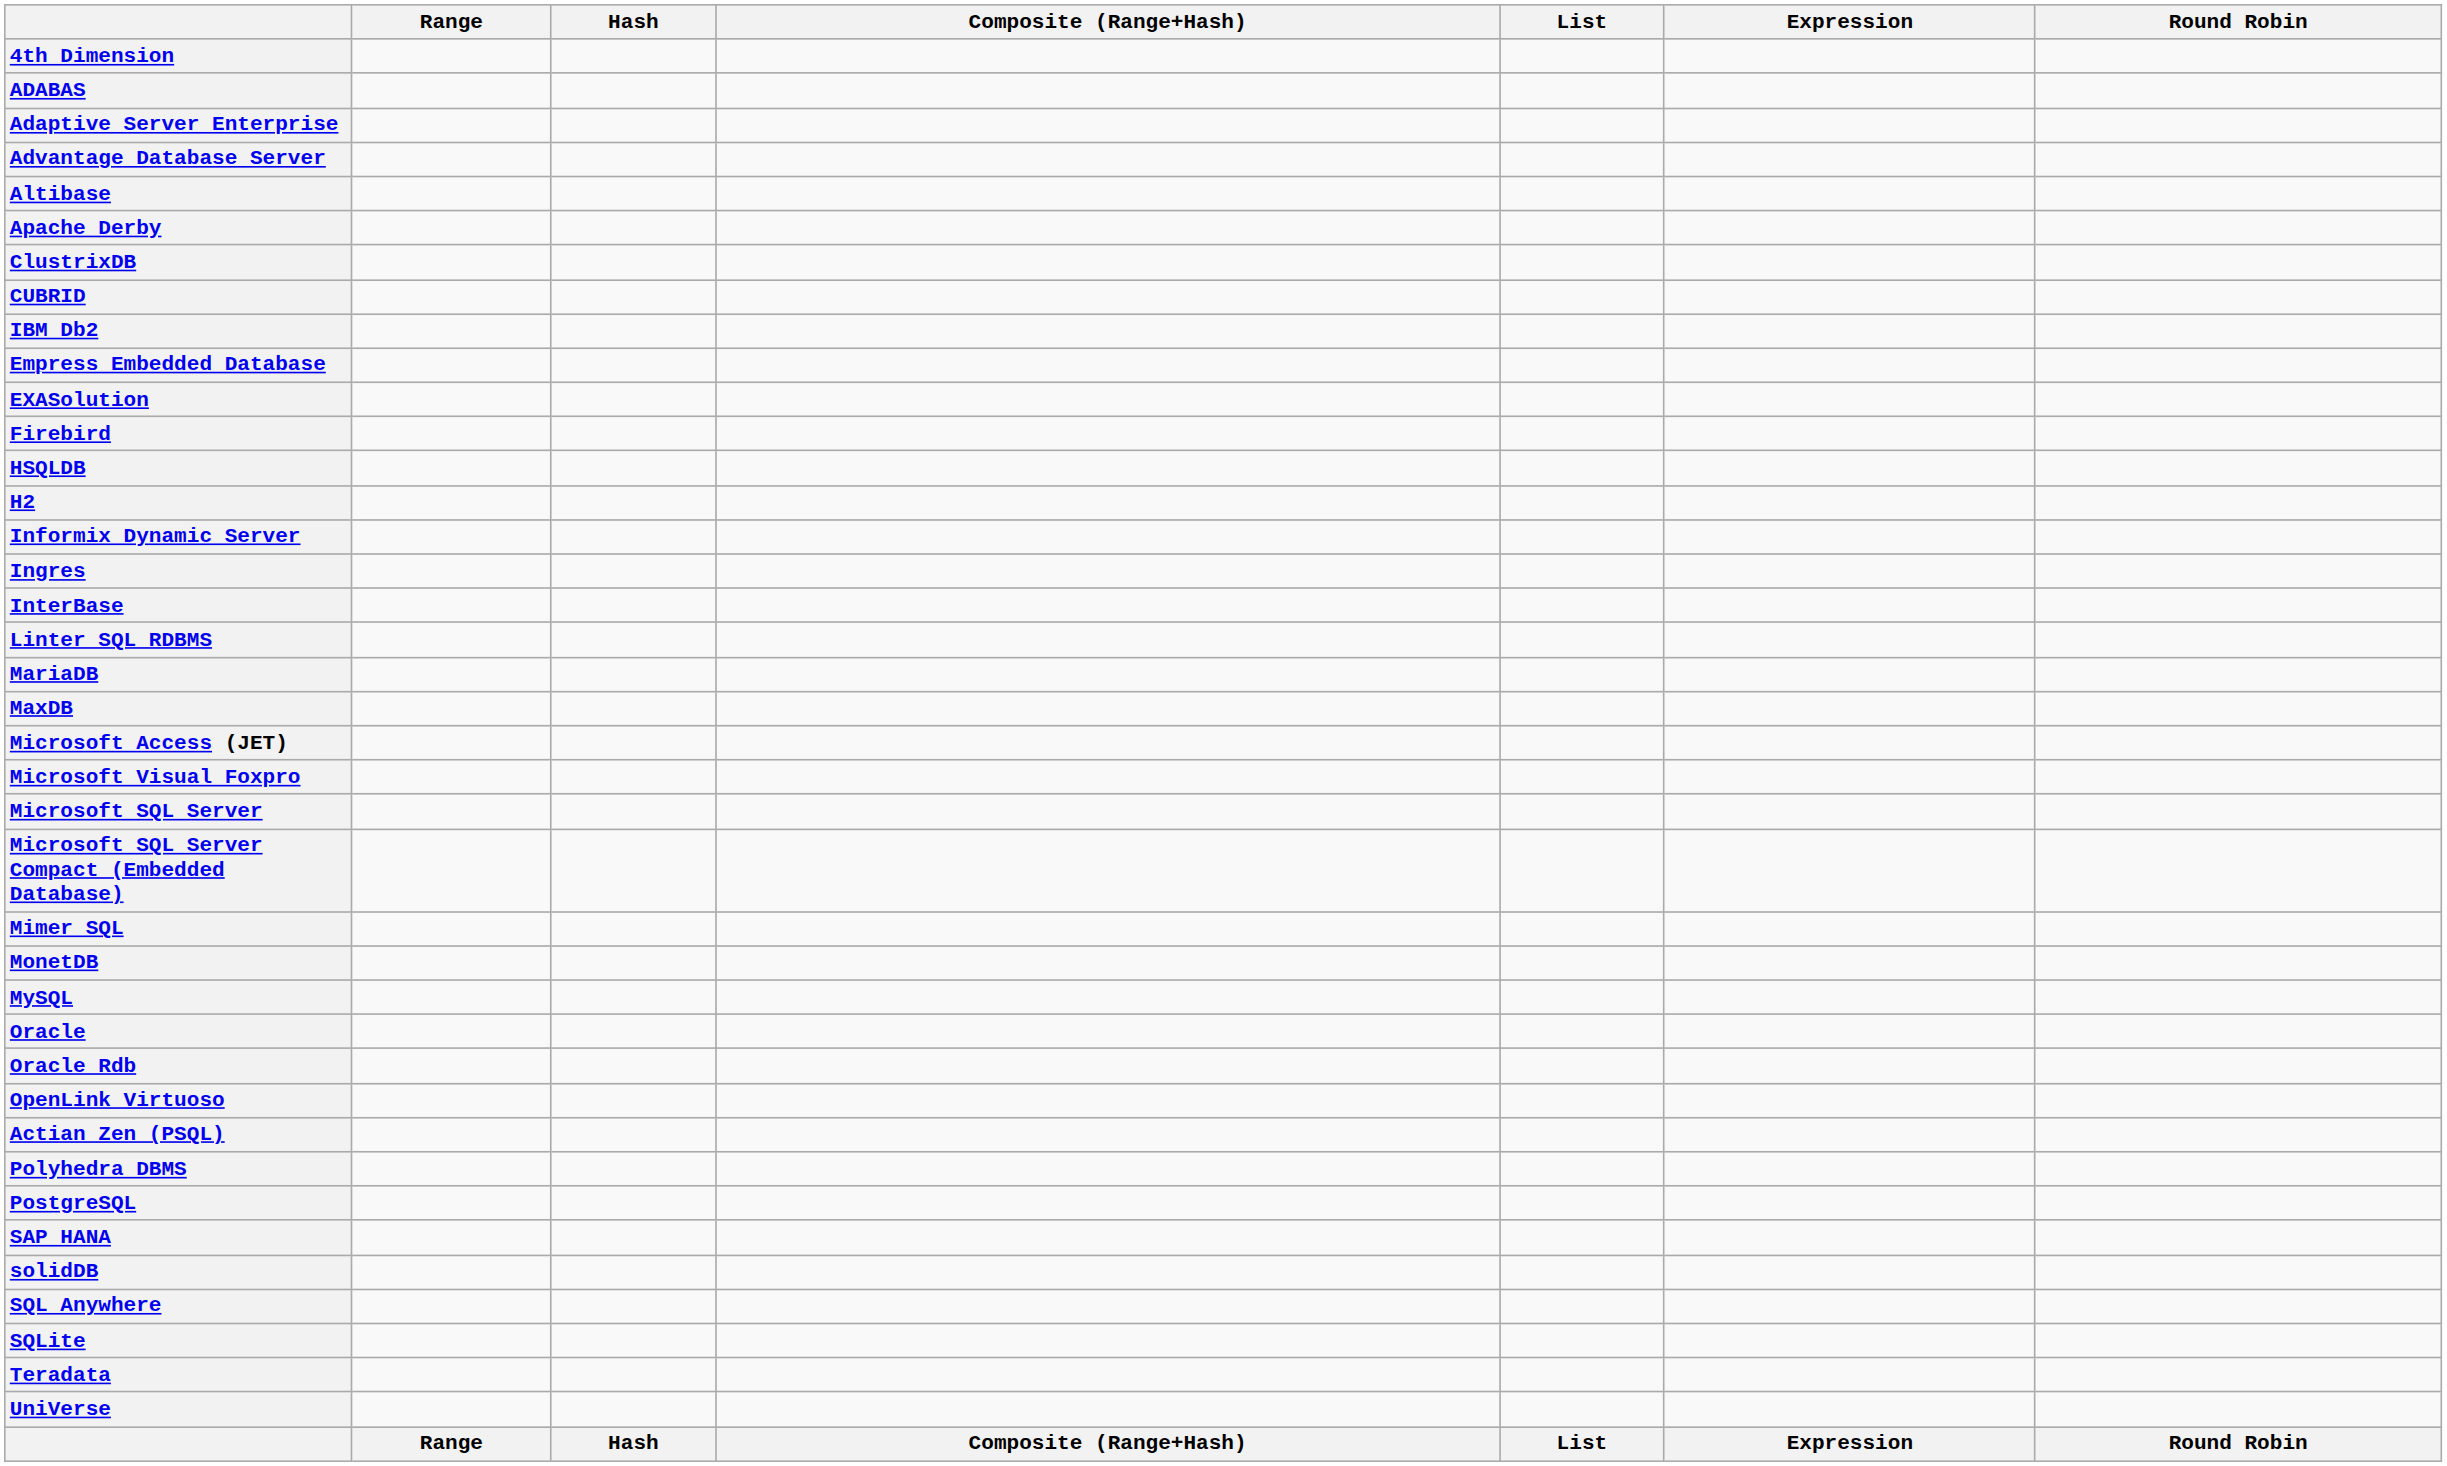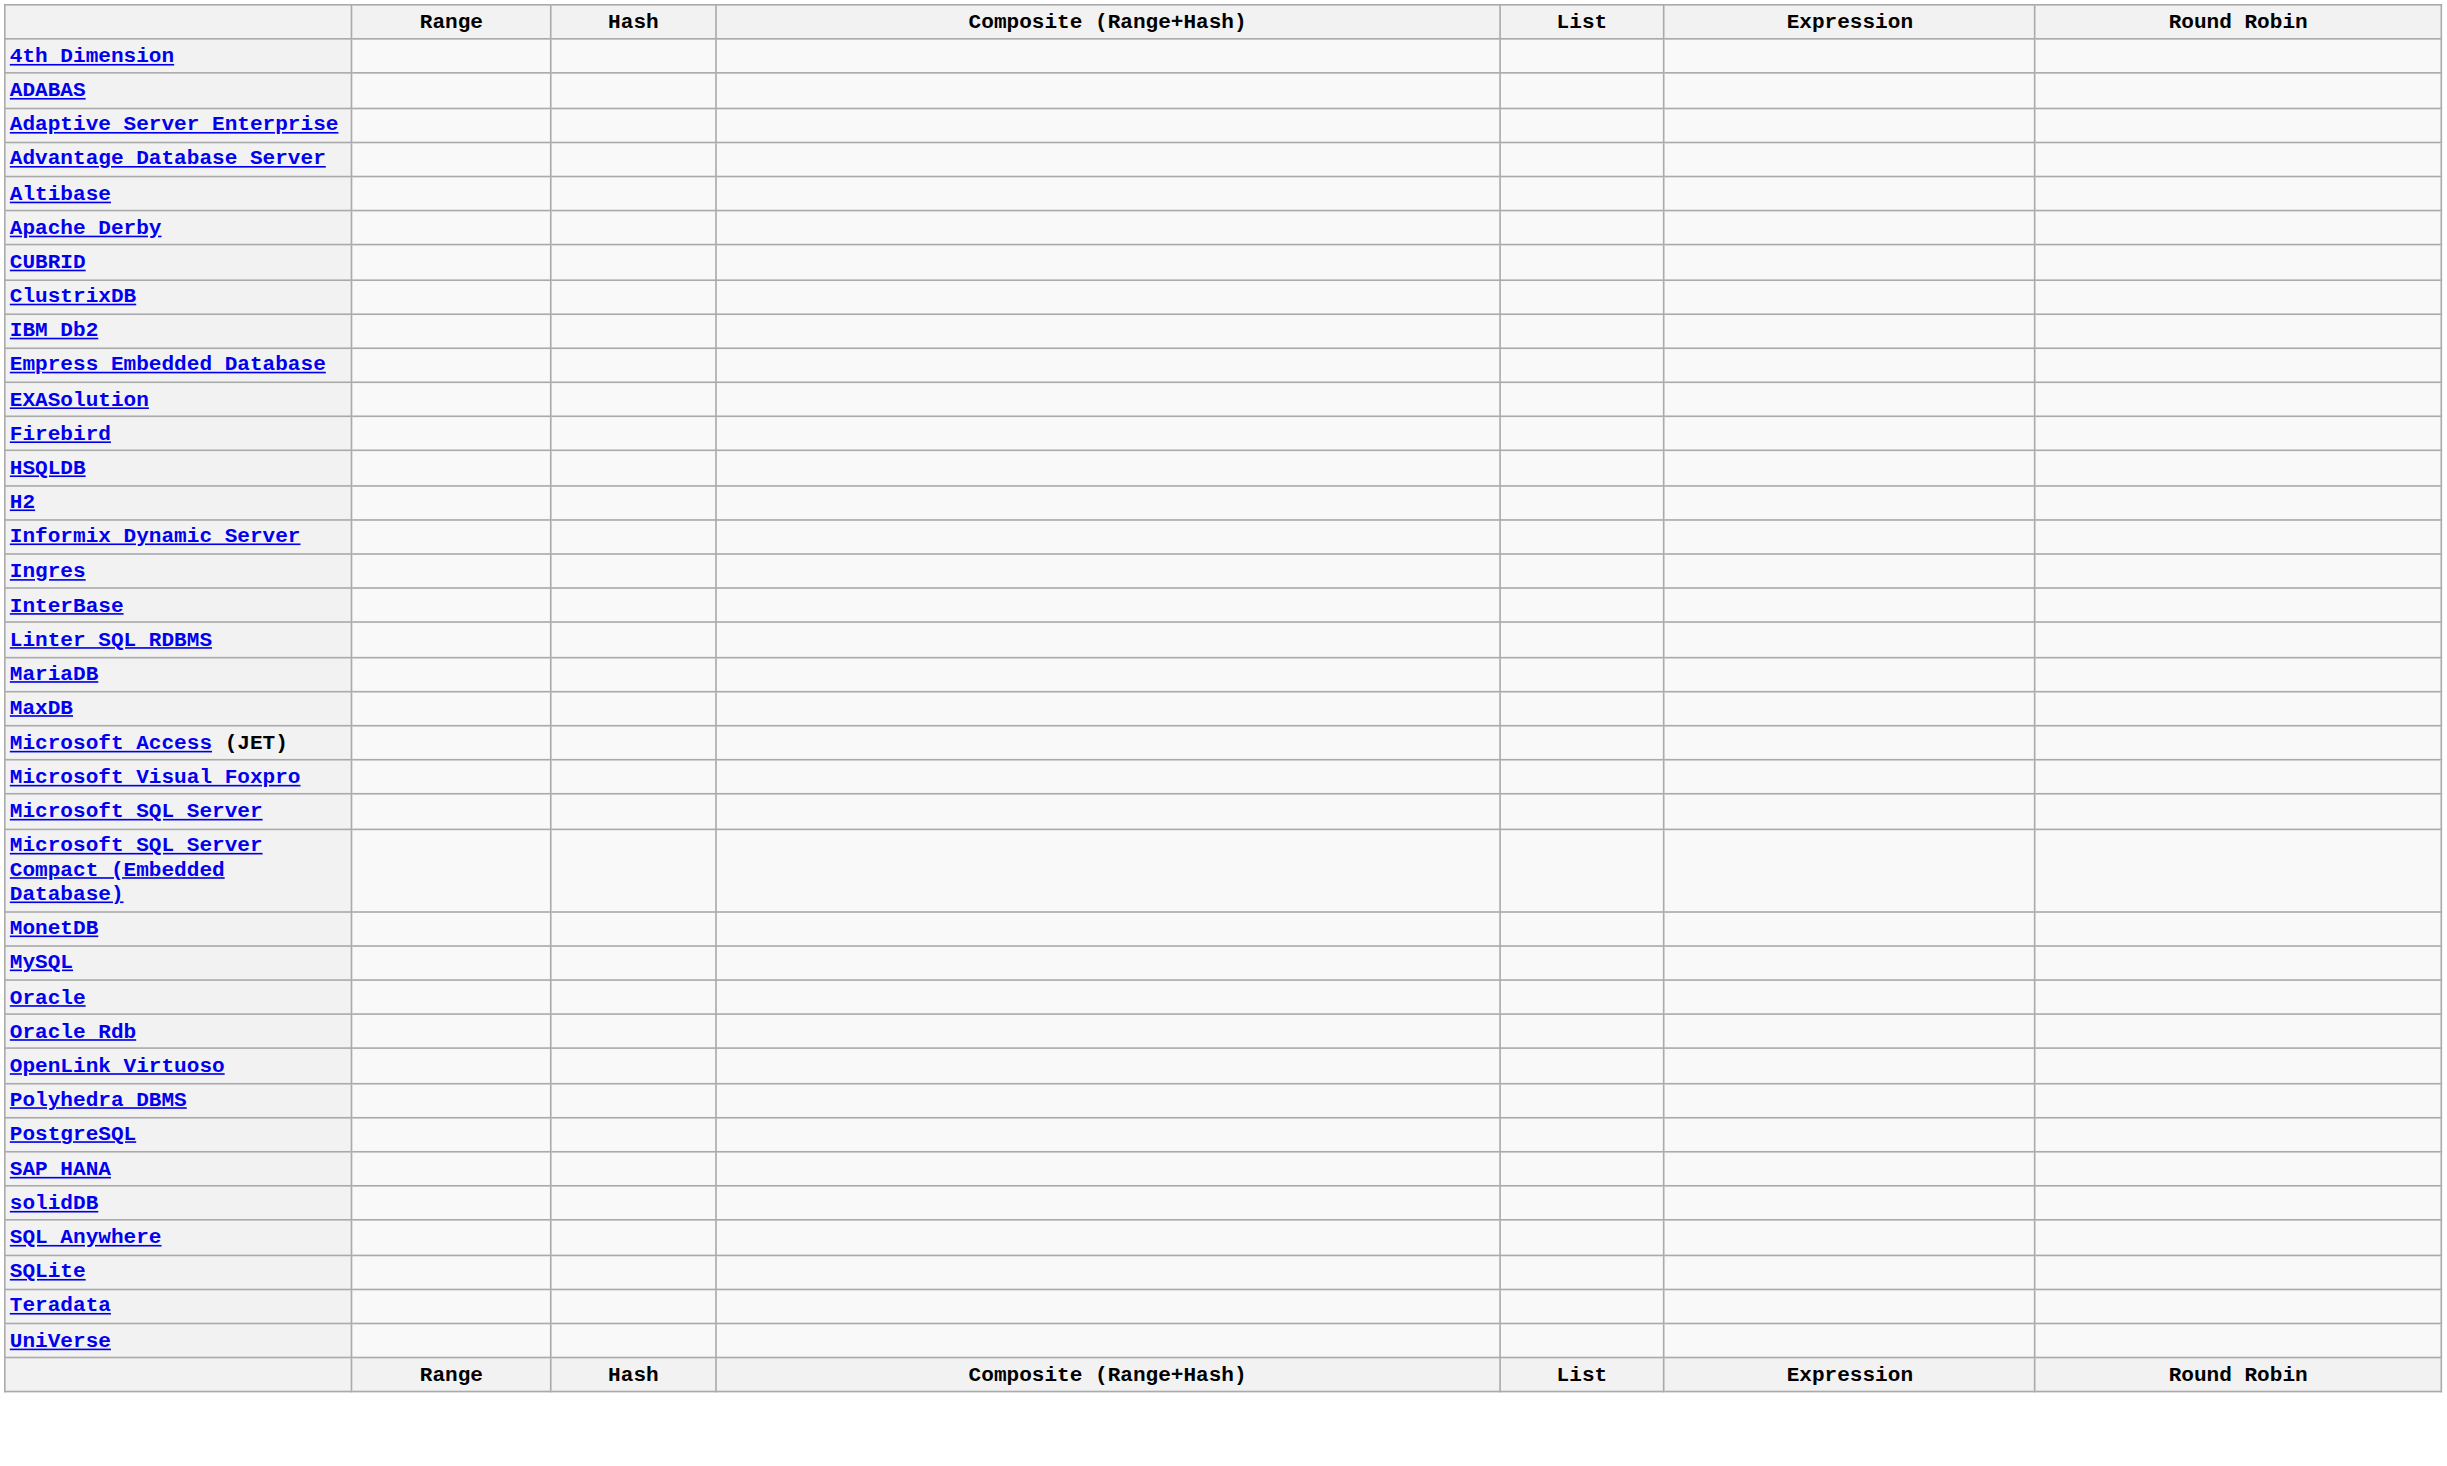rows swapped: (73, 262) <-> (48, 297)
- row: (67, 929)
- row: (117, 1135)
